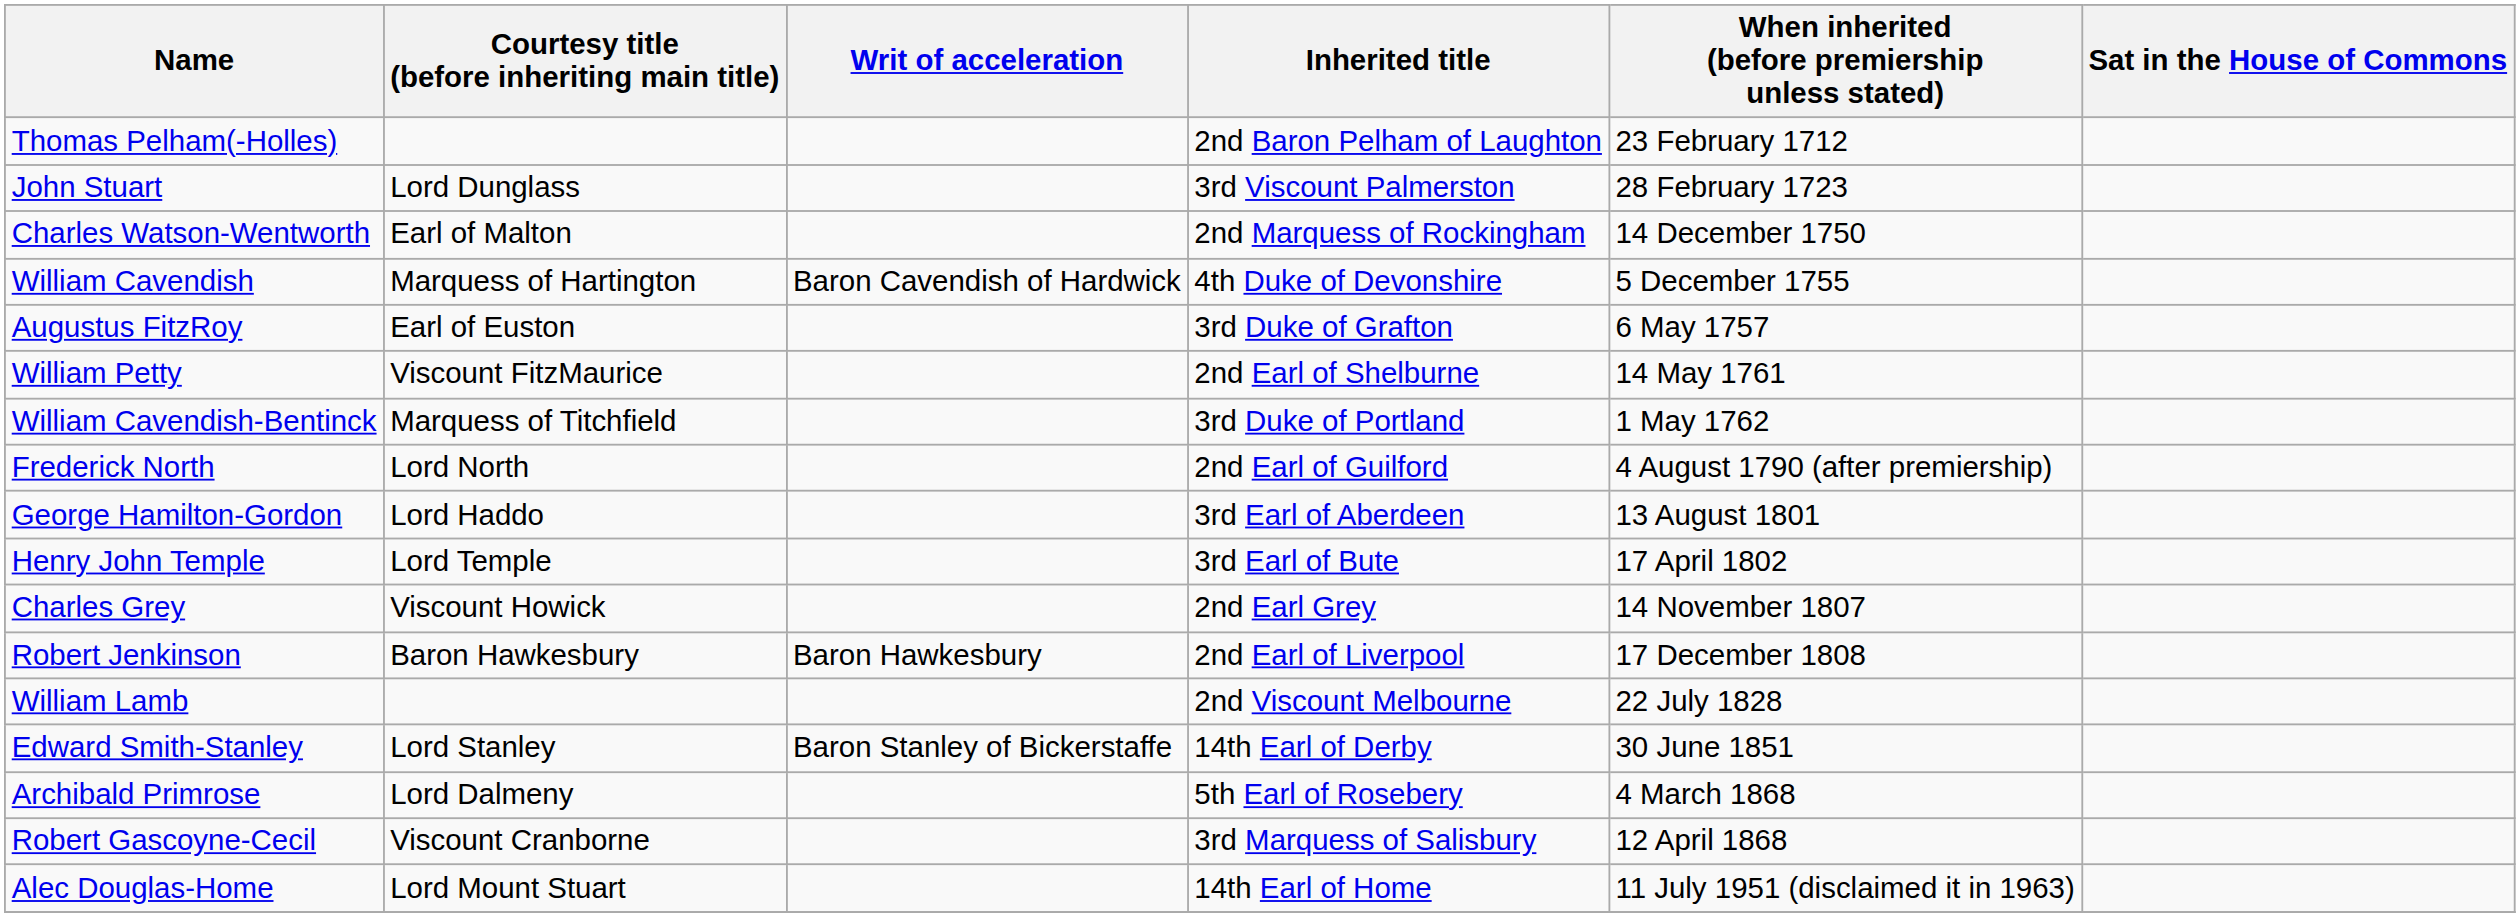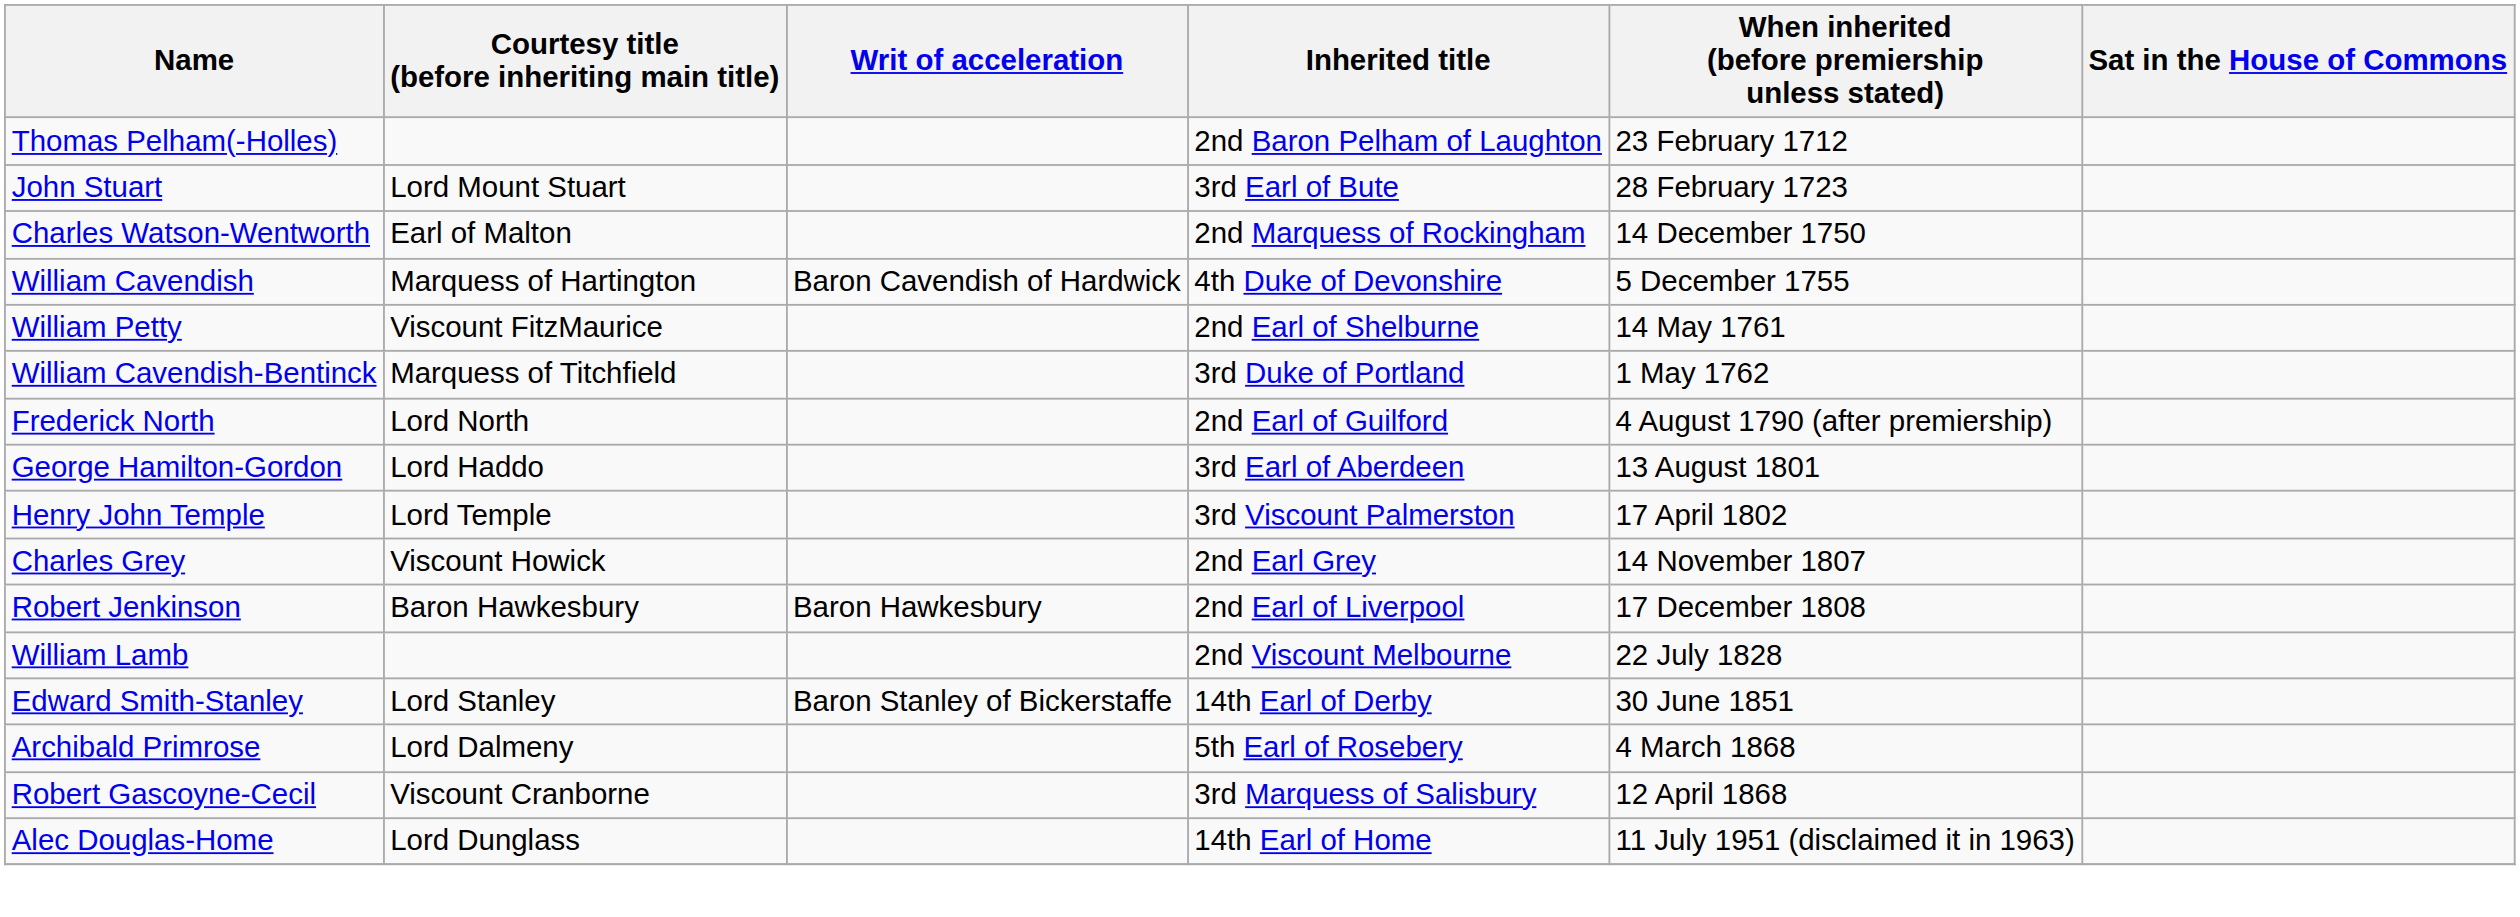(485, 187) Lord Dunglass -> (508, 187) Lord Mount Stuart
(1354, 187) 3rd Viscount Palmerston -> (1297, 187) 3rd Earl of Bute
- row: (127, 327)
(1297, 560) 3rd Earl of Bute -> (1354, 514) 3rd Viscount Palmerston
(508, 887) Lord Mount Stuart -> (485, 841) Lord Dunglass
